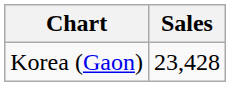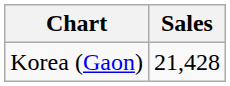(187, 61) 23,428 -> (187, 61) 21,428
